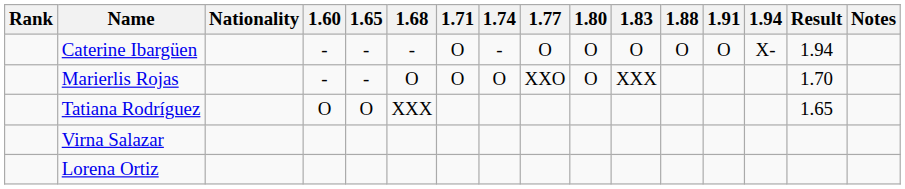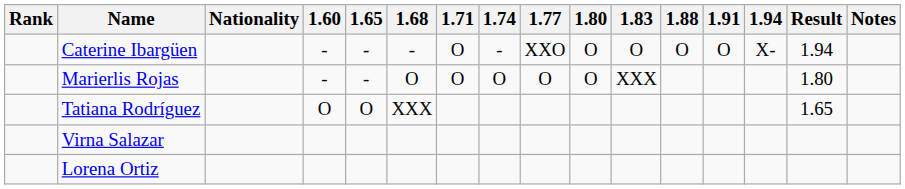(545, 49) O -> (545, 49) XXO
(545, 79) XXO -> (545, 79) O
(816, 79) 1.70 -> (816, 79) 1.80
